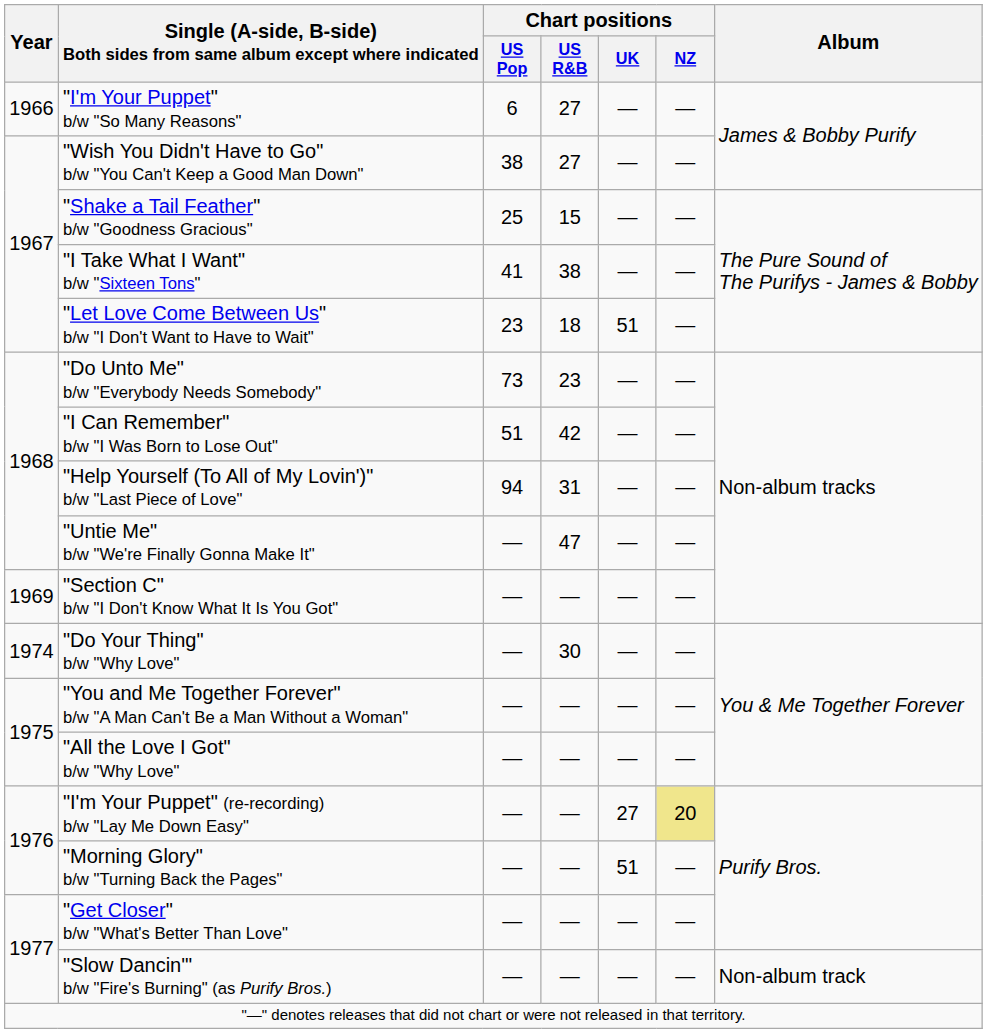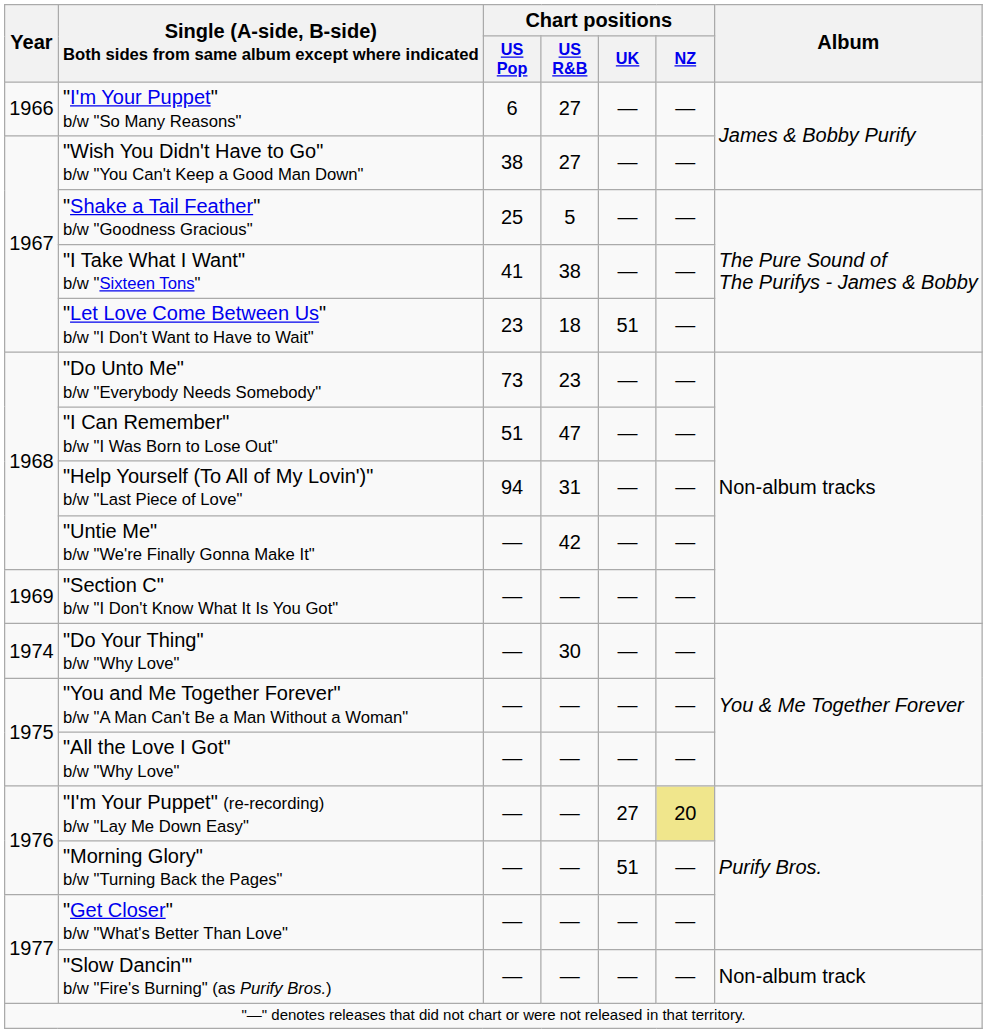(570, 216) 15 -> (570, 216) 5
(570, 433) 42 -> (570, 433) 47
(570, 542) 47 -> (570, 542) 42
